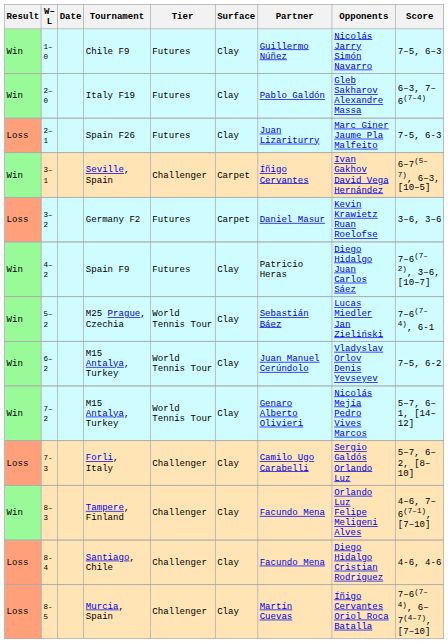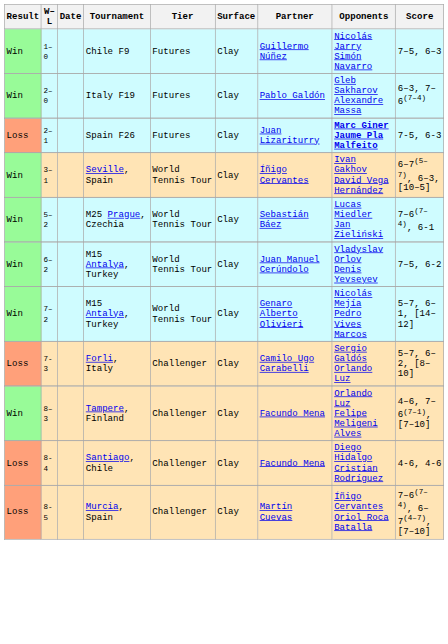(361, 135) normal -> (361, 135) bold
(180, 175) Challenger -> (182, 175) World Tennis Tour
(234, 175) Carpet -> (228, 175) Clay
- row: (48, 219)
- row: (48, 269)
